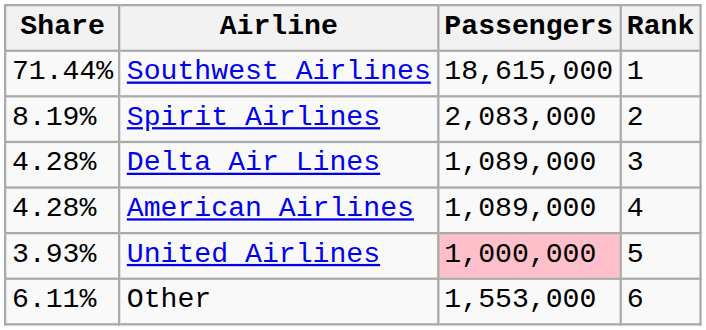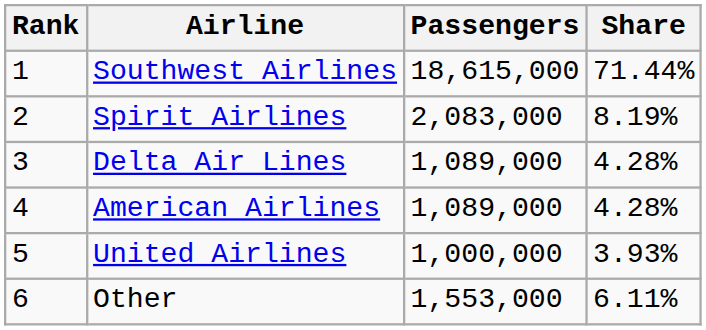columns swapped: (661, 28) <-> (63, 28)
(520, 255) pink background -> (487, 255) no background
